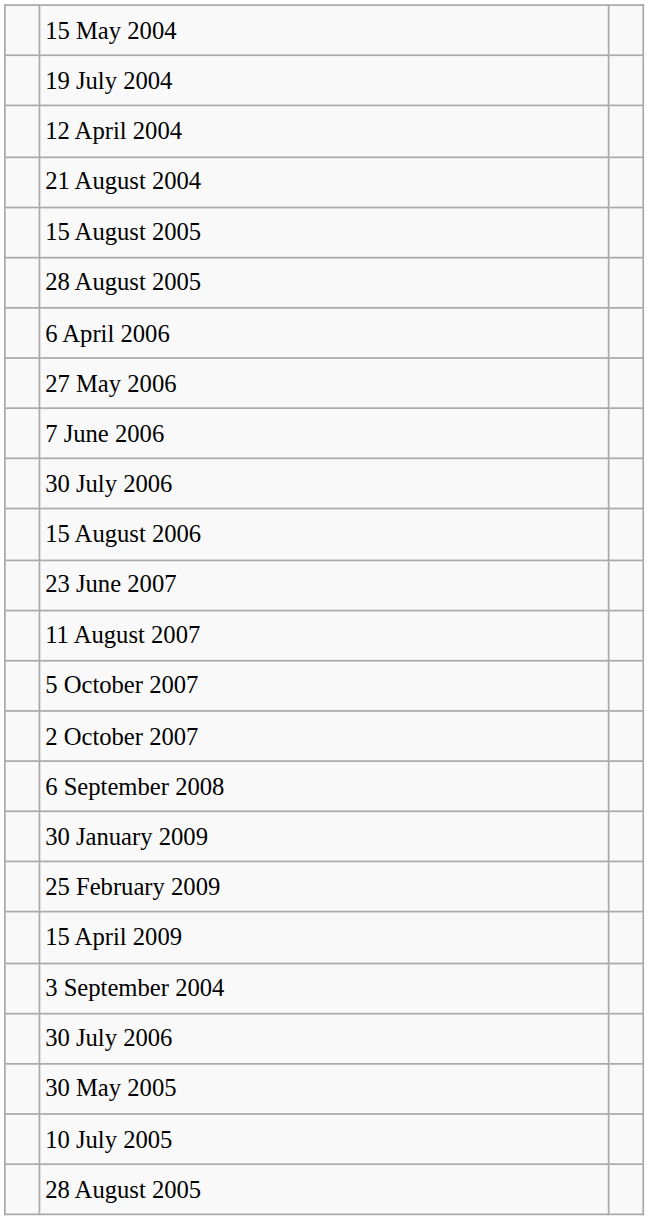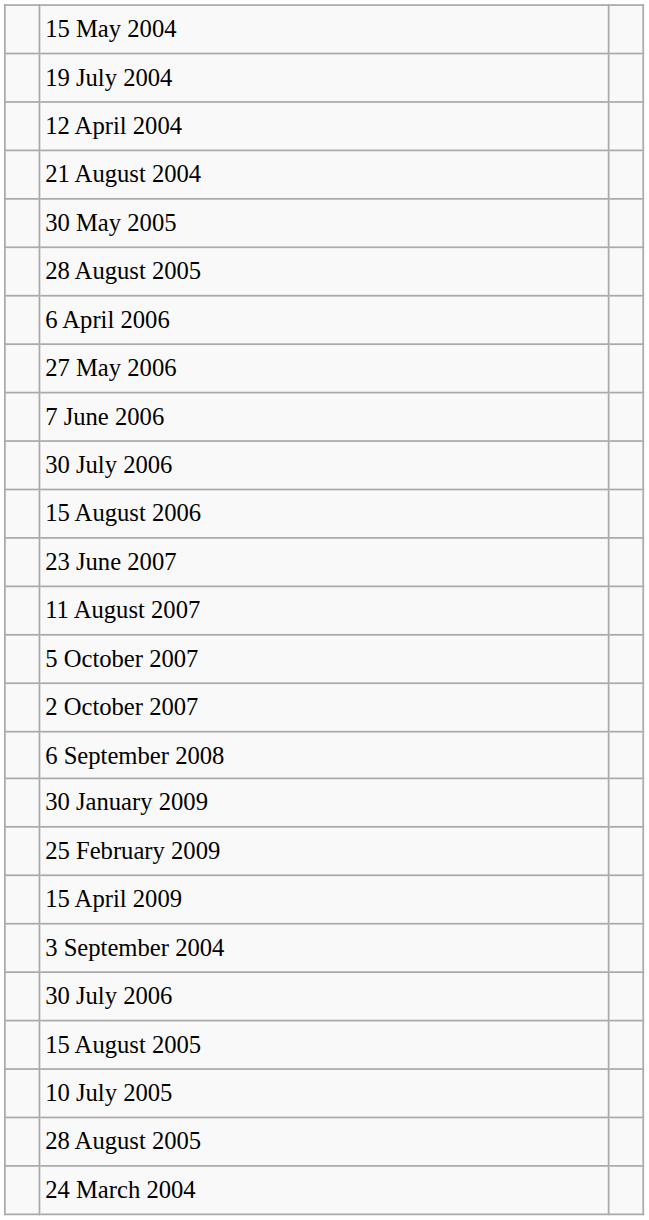rows swapped: (22, 1089) <-> (22, 232)
+ row: (22, 1190)
